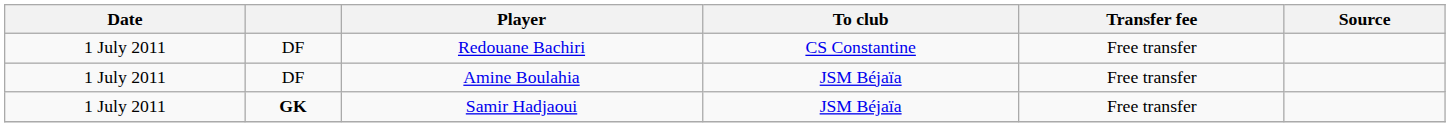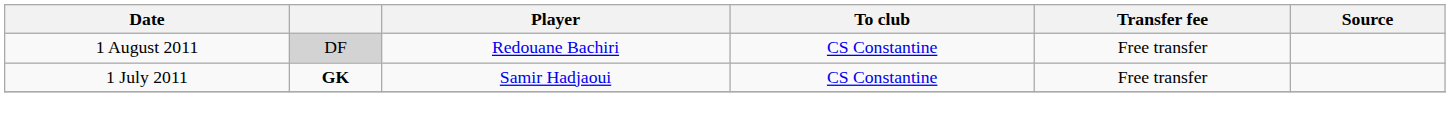(125, 47) 1 July 2011 -> (147, 47) 1 August 2011
(293, 47) no background -> (335, 47) lightgrey background
- row: (522, 77)
(861, 106) JSM Béjaïa -> (882, 77) CS Constantine
